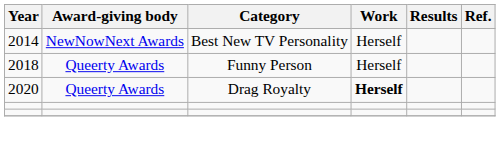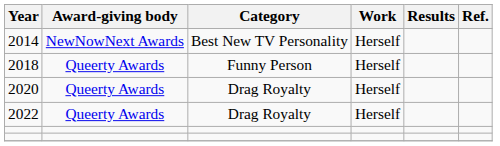(379, 89) bold -> (378, 89) normal
+ row: (23, 114)
